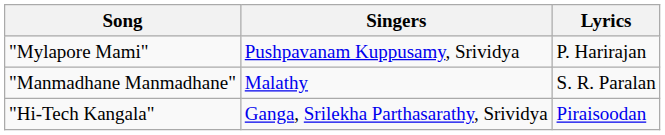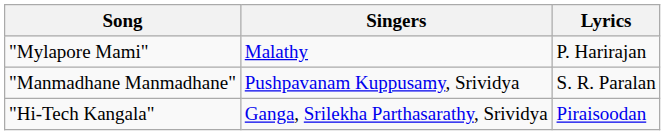(382, 51) Pushpavanam Kuppusamy, Srividya -> (276, 51) Malathy
(276, 83) Malathy -> (382, 83) Pushpavanam Kuppusamy, Srividya
